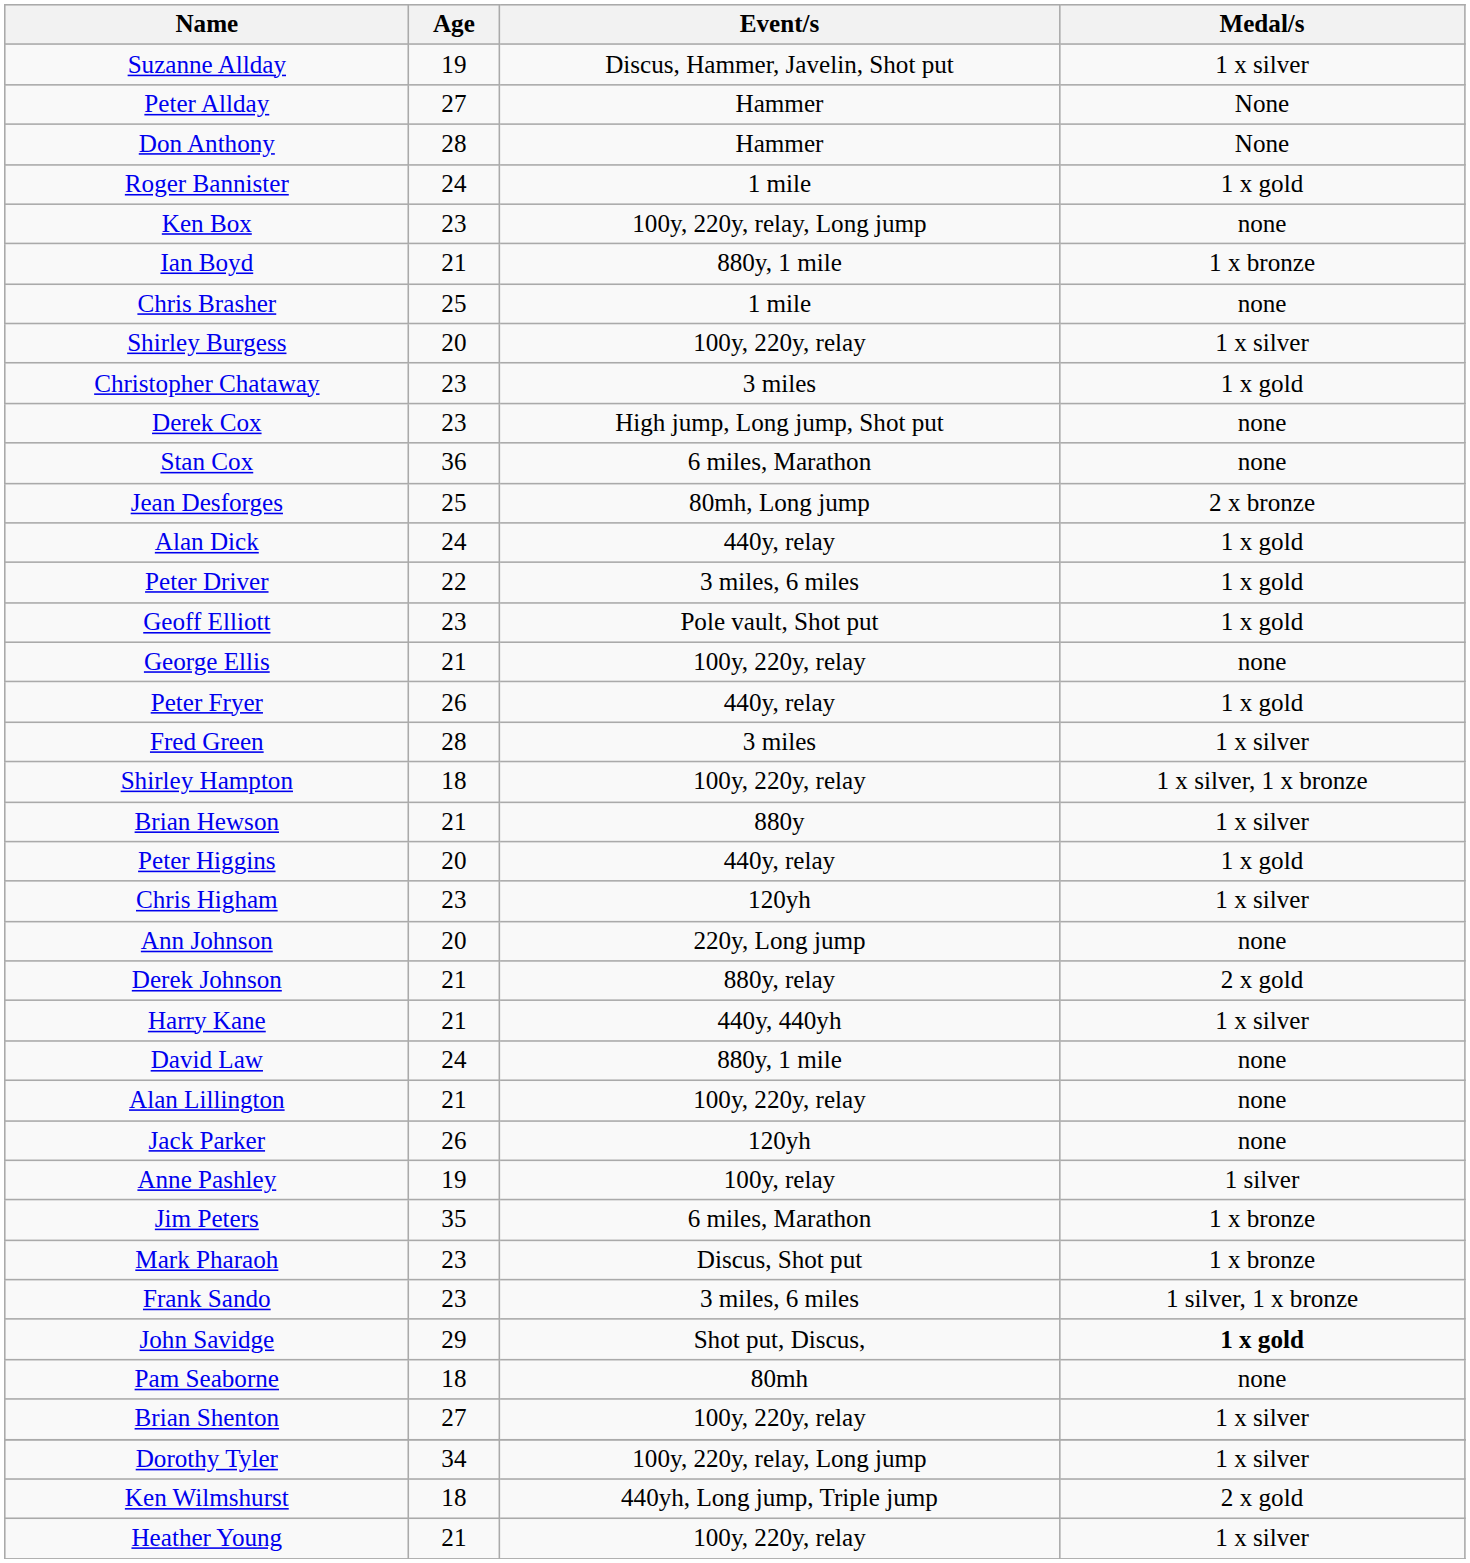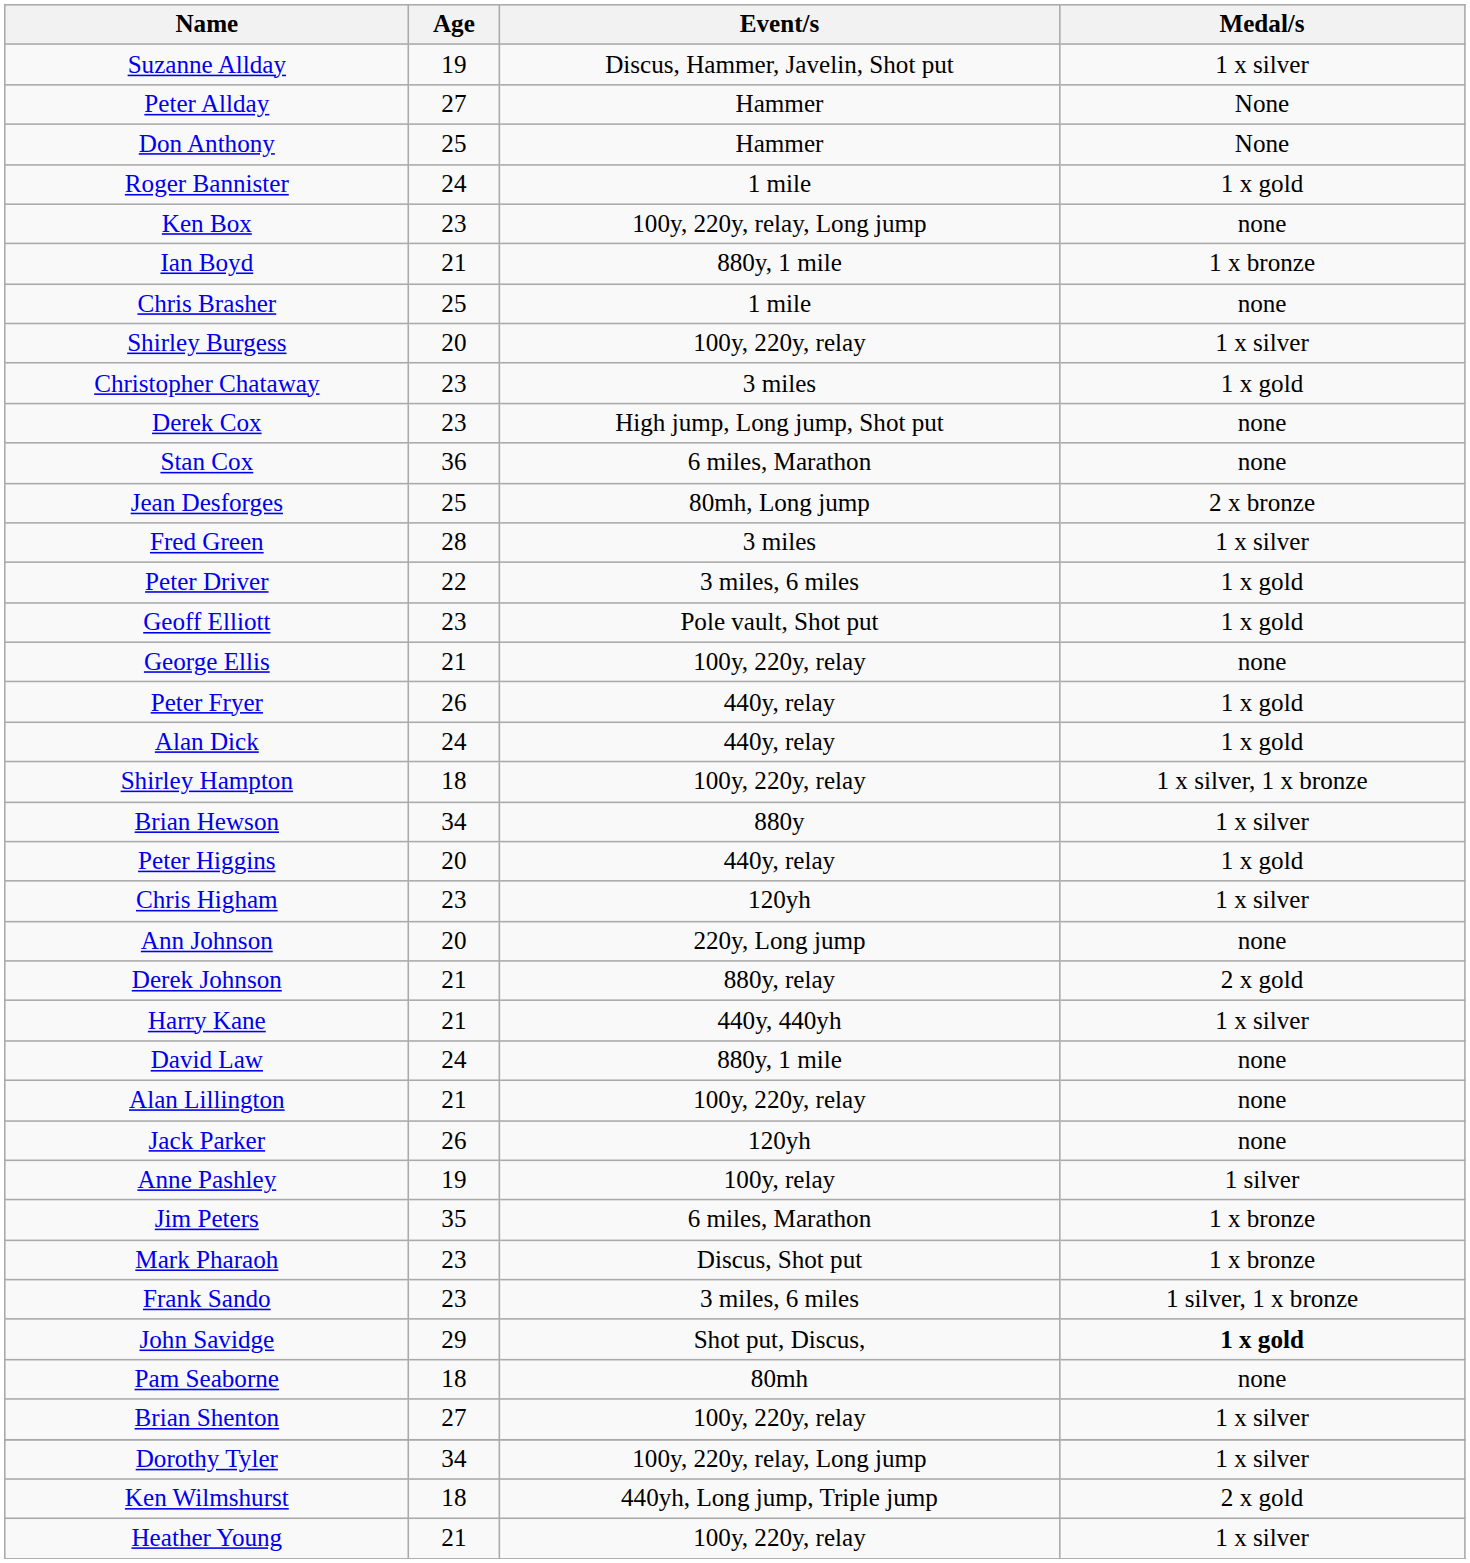(454, 143) 28 -> (454, 143) 25
rows swapped: (207, 542) <-> (207, 741)
(454, 821) 21 -> (454, 821) 34
